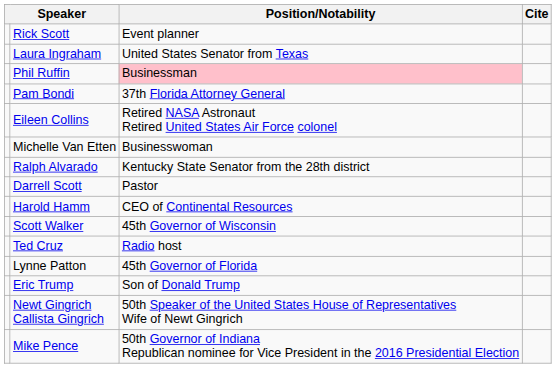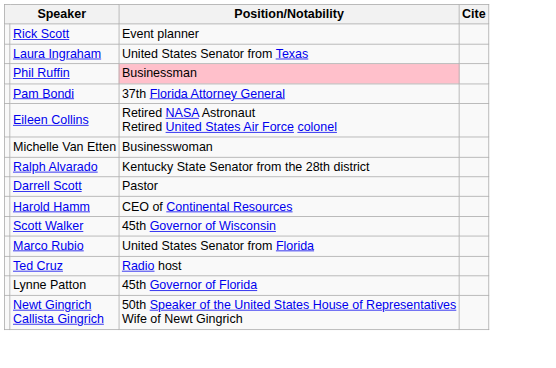+ row: (48, 246)
- row: (43, 285)
- row: (46, 346)
